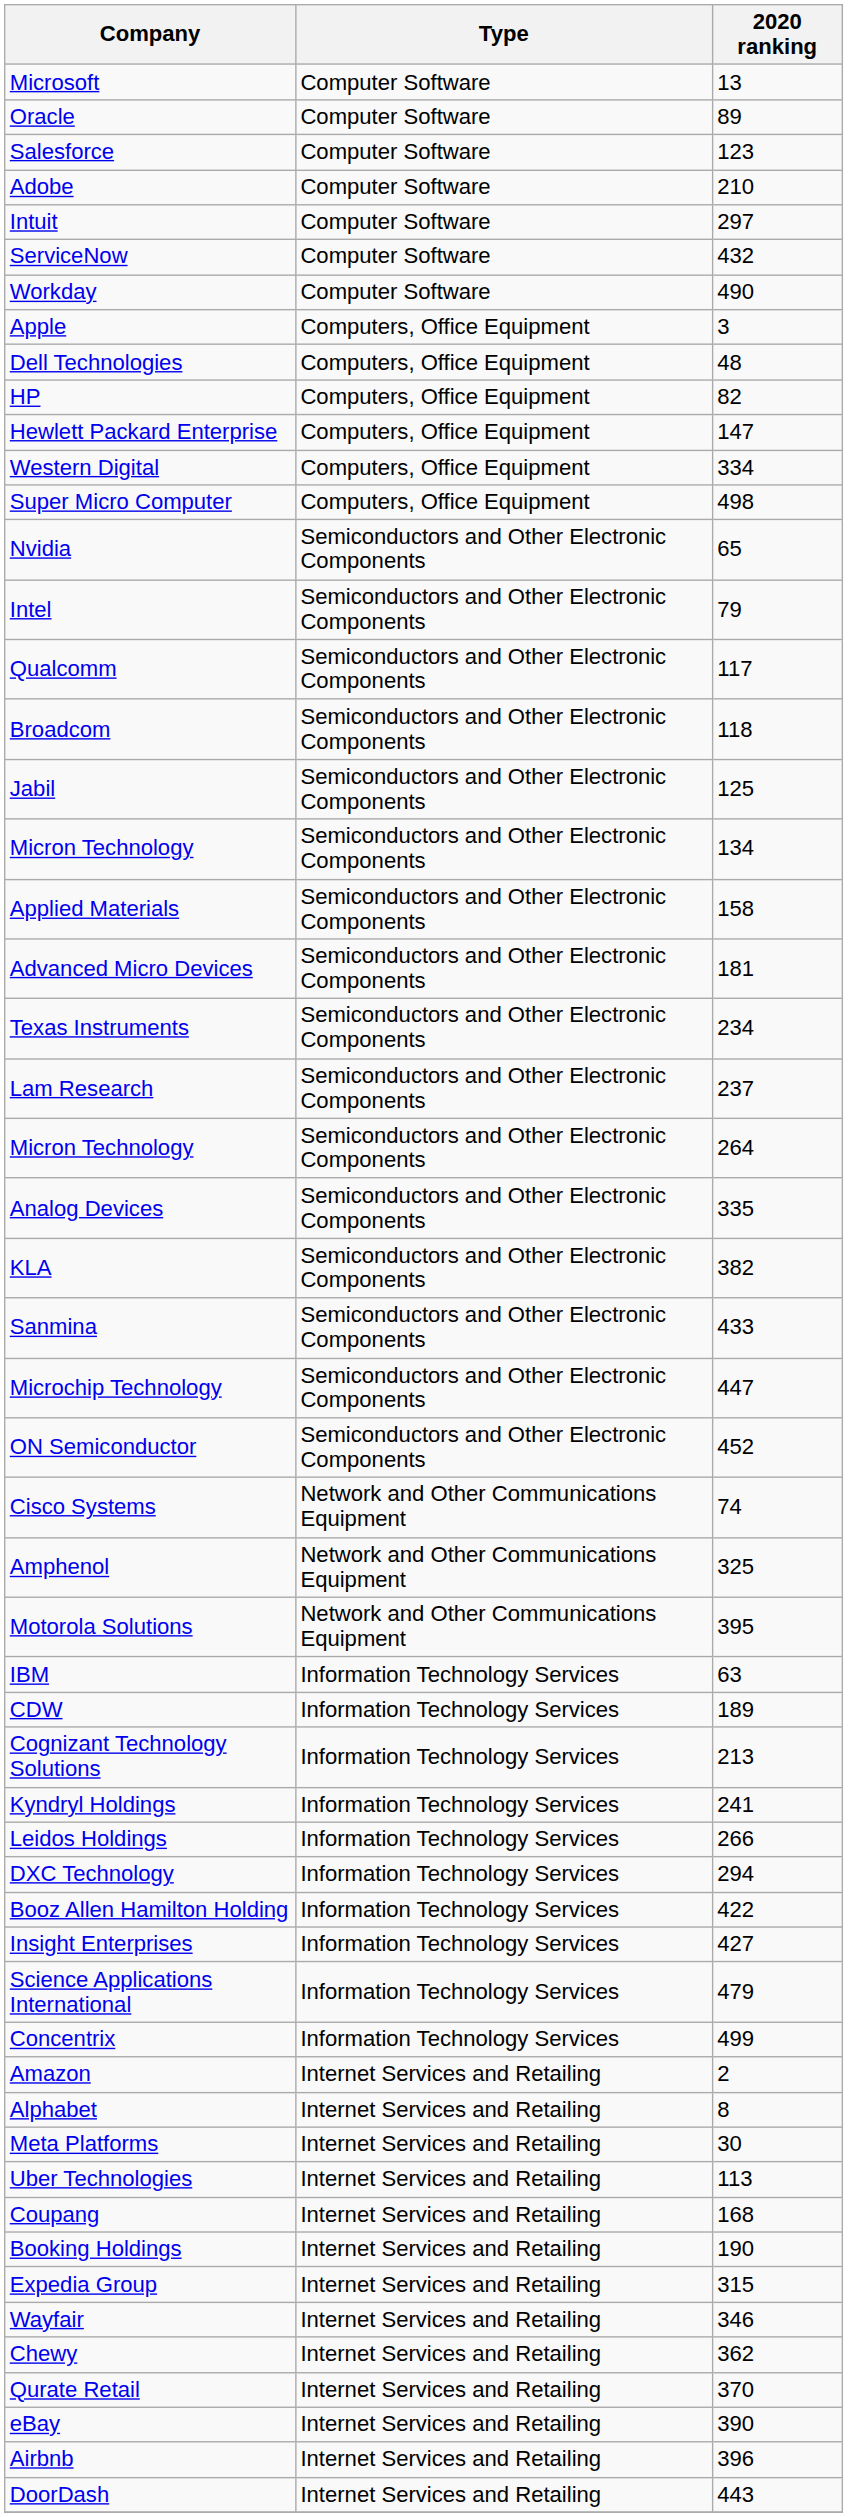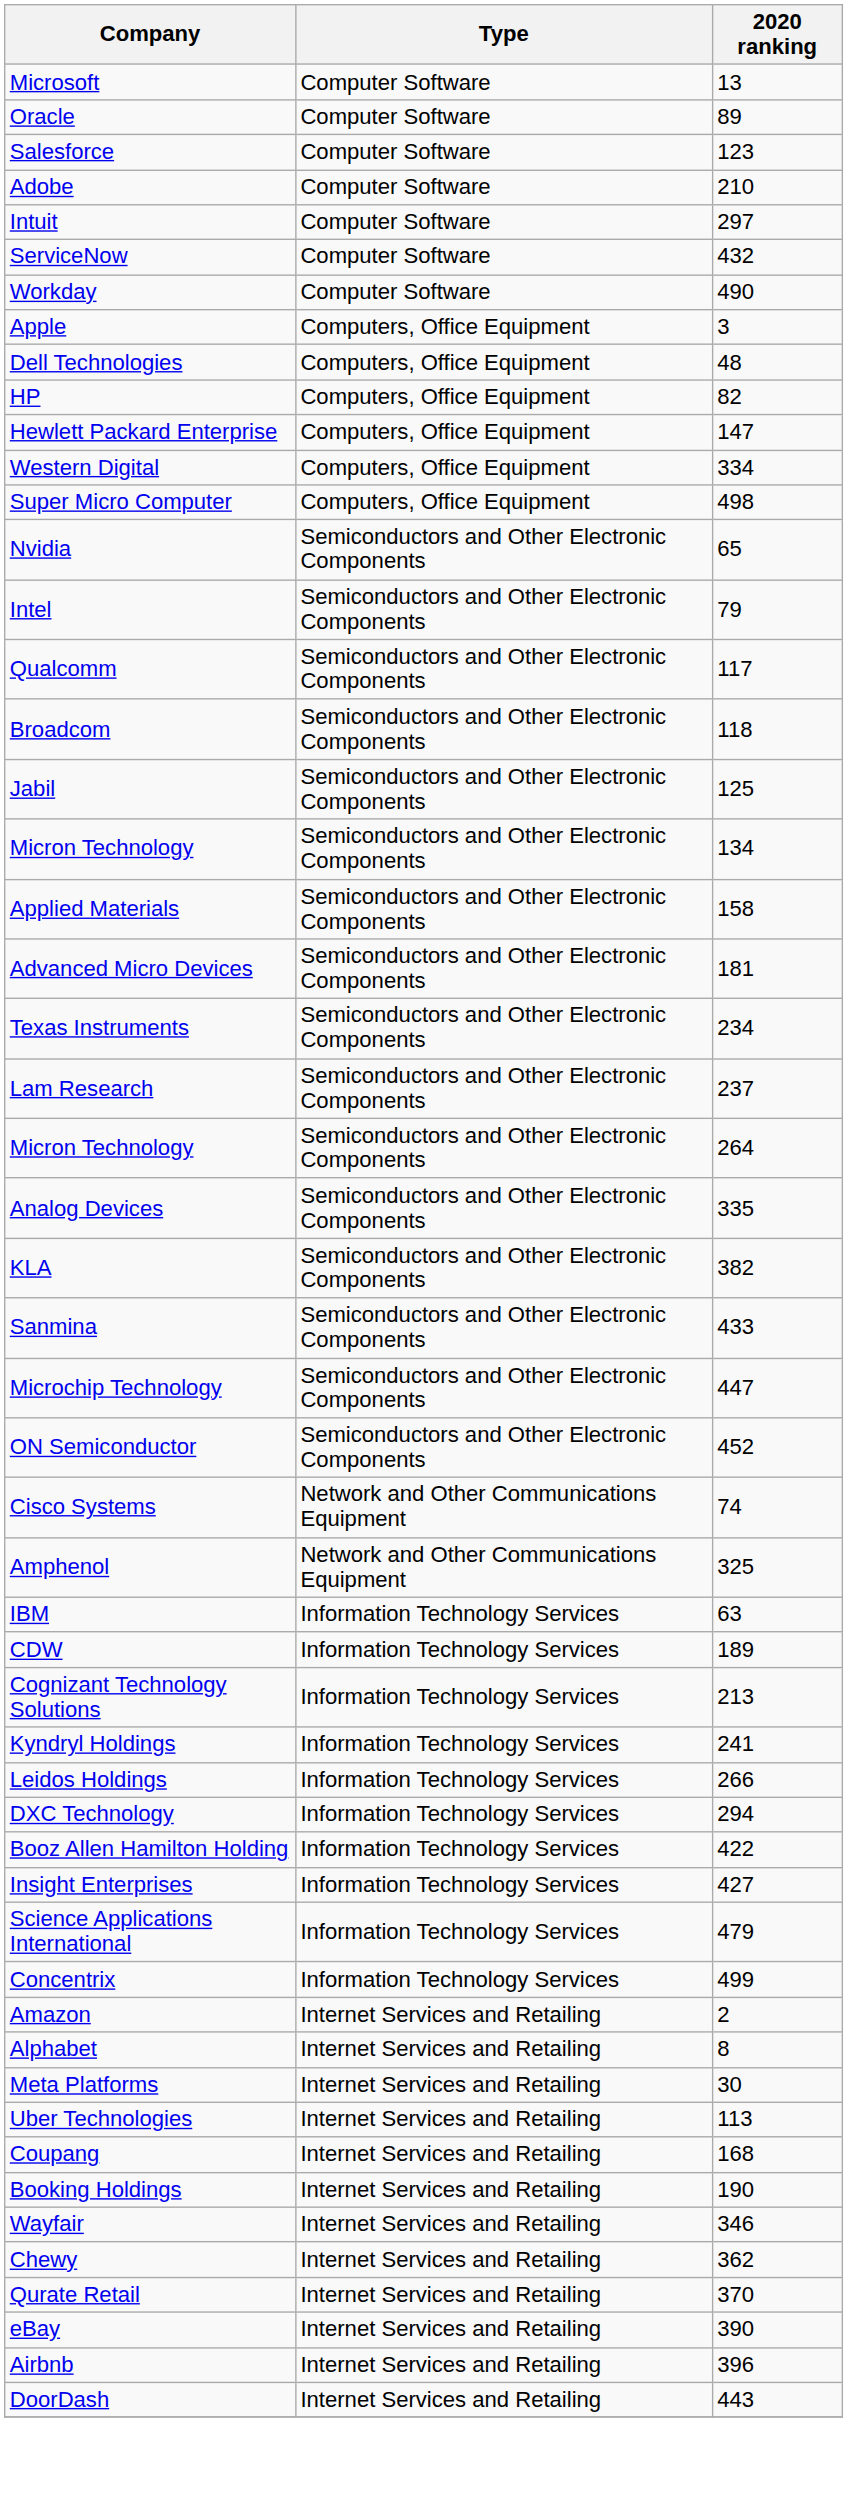- row: (101, 1626)
- row: (83, 2284)
